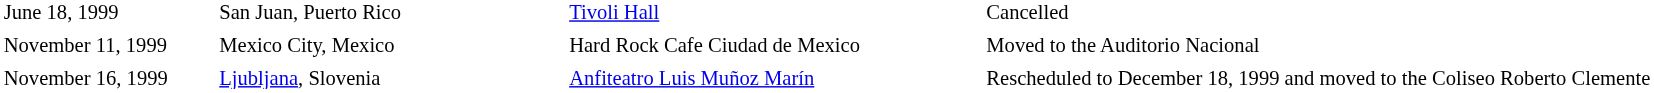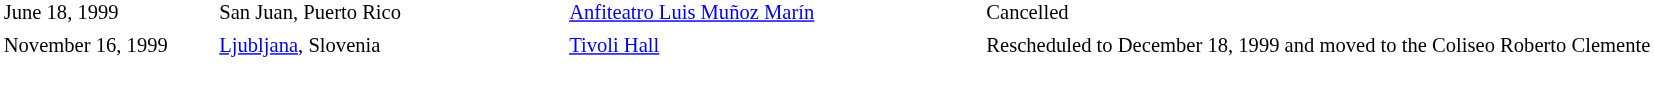(614, 12) Tivoli Hall -> (692, 12) Anfiteatro Luis Muñoz Marín
- row: (85, 45)
(692, 78) Anfiteatro Luis Muñoz Marín -> (614, 45) Tivoli Hall
